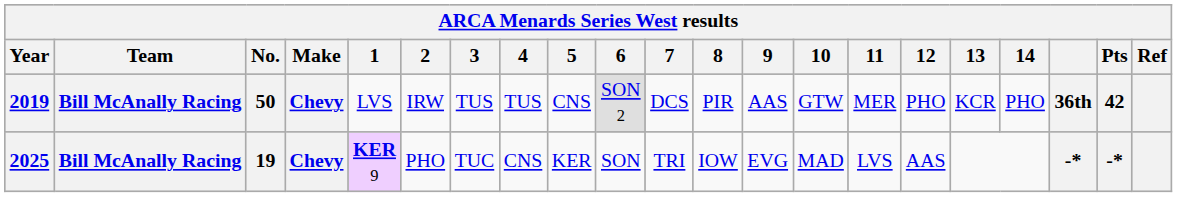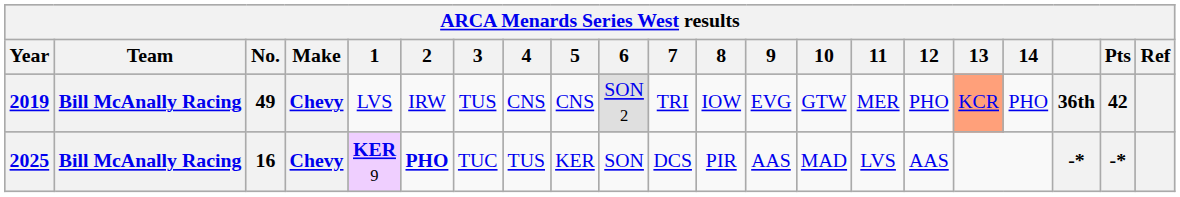(265, 102) 50 -> (265, 102) 49
(523, 102) TUS -> (526, 102) CNS
(669, 102) DCS -> (673, 102) TRI
(718, 102) PIR -> (721, 102) IOW
(768, 102) AAS -> (771, 102) EVG
(975, 102) no background -> (979, 102) lightsalmon background
(265, 161) 19 -> (265, 161) 16
(425, 161) normal -> (427, 161) bold
(523, 161) CNS -> (526, 161) TUS
(669, 161) TRI -> (673, 161) DCS
(718, 161) IOW -> (721, 161) PIR
(768, 161) EVG -> (771, 161) AAS
